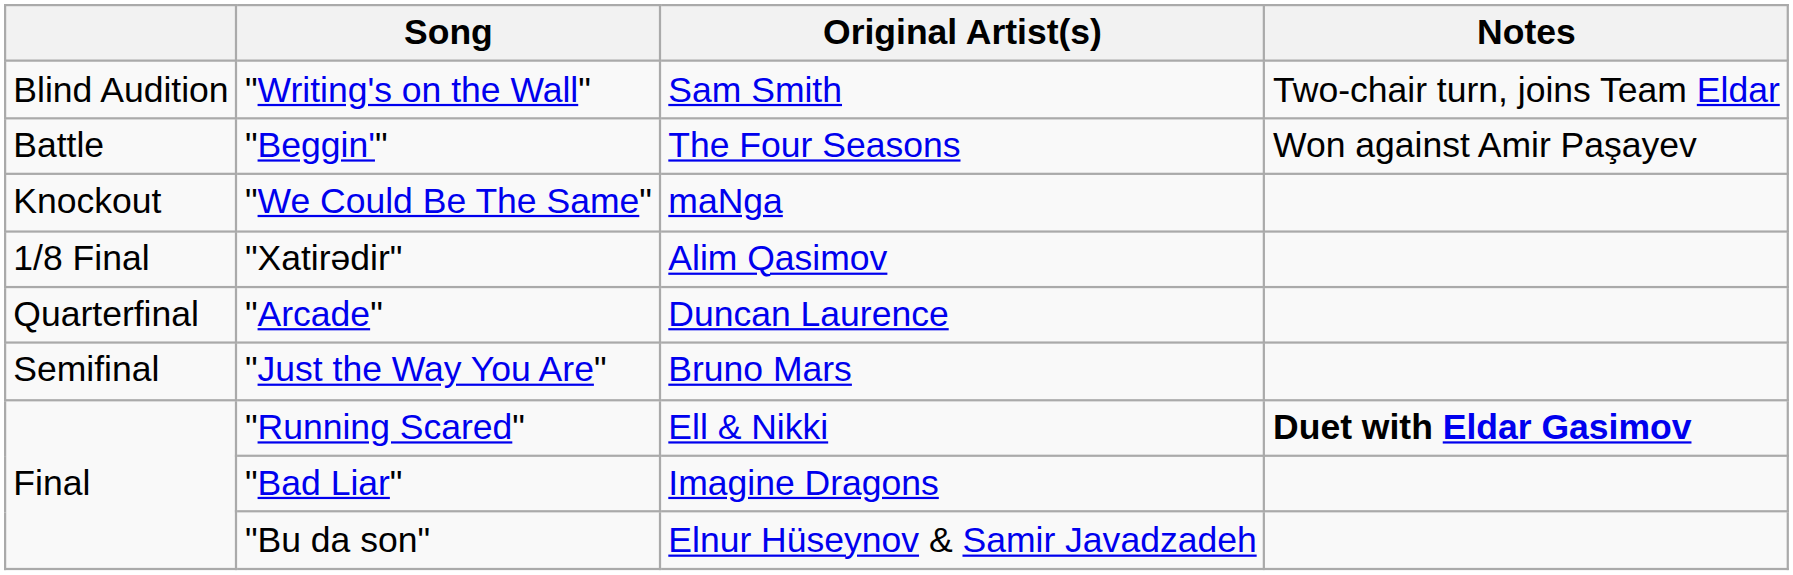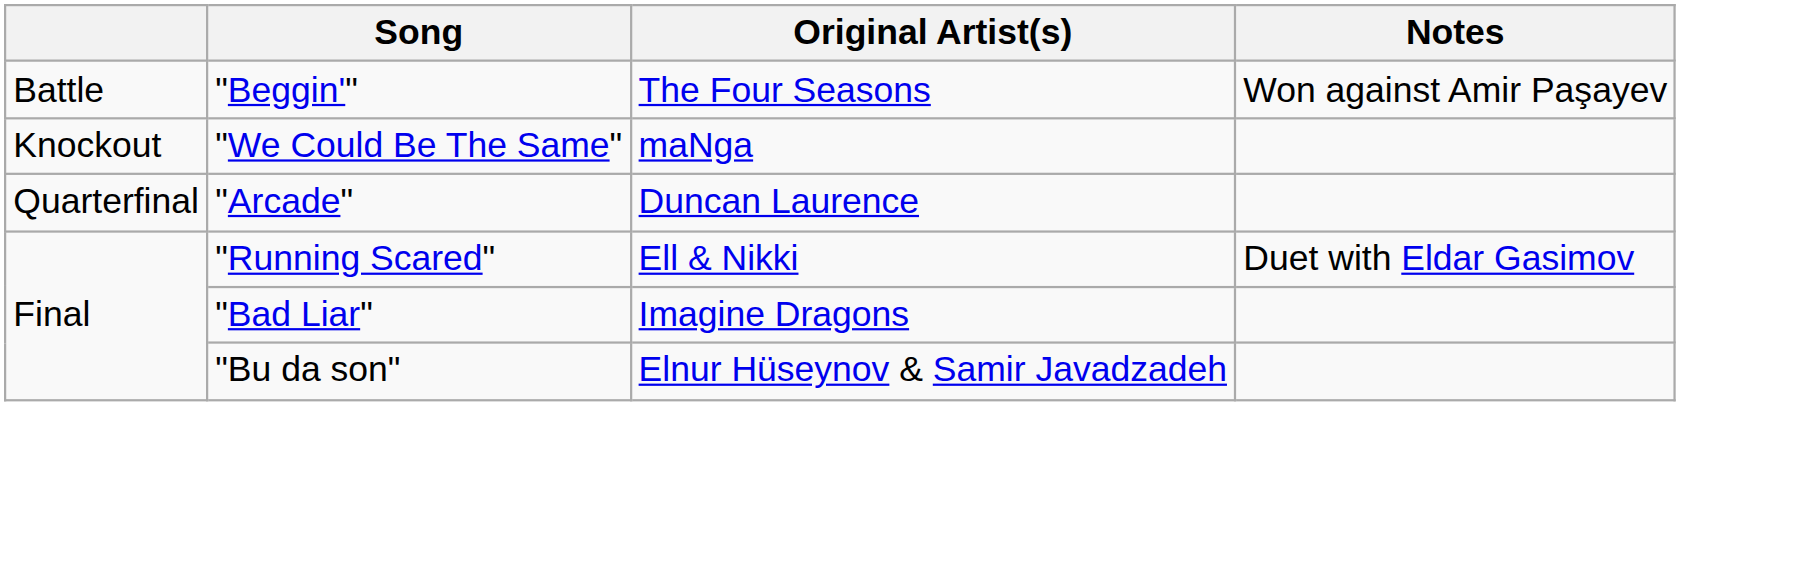- row: (418, 88)
- row: (324, 257)
- row: (426, 370)
(1482, 426) bold -> (1439, 257) normal
